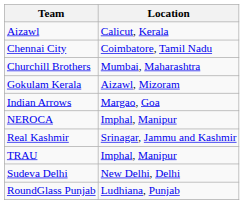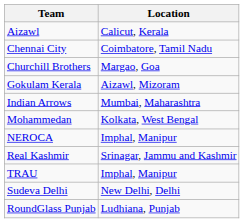(151, 66) Mumbai, Maharashtra -> (130, 66) Margao, Goa
(130, 102) Margao, Goa -> (151, 102) Mumbai, Maharashtra
+ row: (39, 119)
